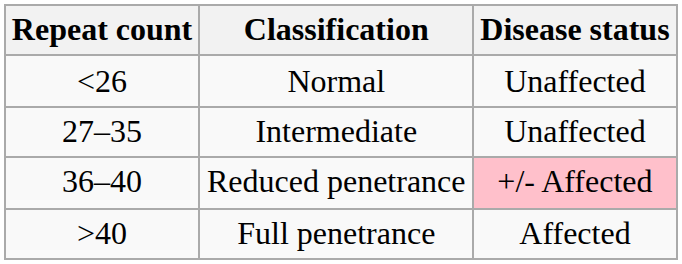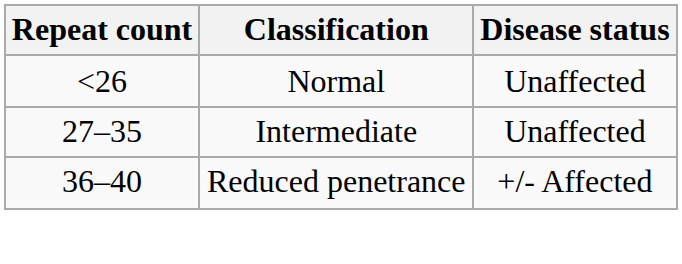(575, 182) pink background -> (575, 182) no background
- row: (336, 232)
